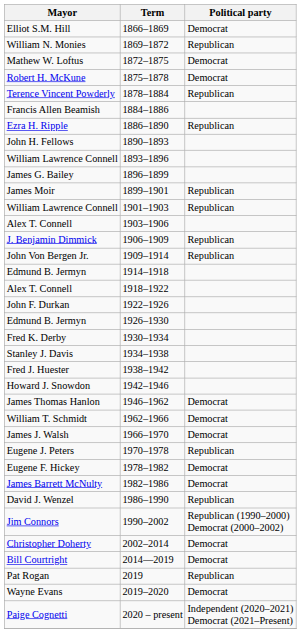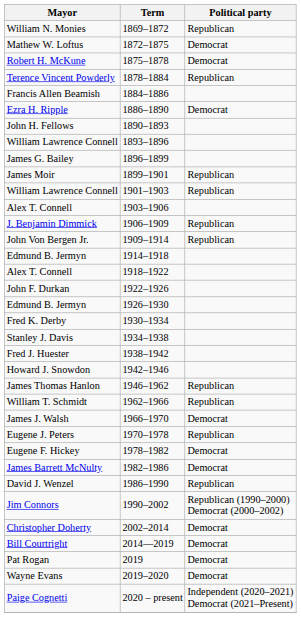- row: (39, 28)
(211, 126) Republican -> (208, 110) Democrat
(208, 402) Democrat -> (211, 386) Republican
(208, 418) Democrat -> (211, 402) Republican
(211, 576) Republican -> (208, 560) Democrat
